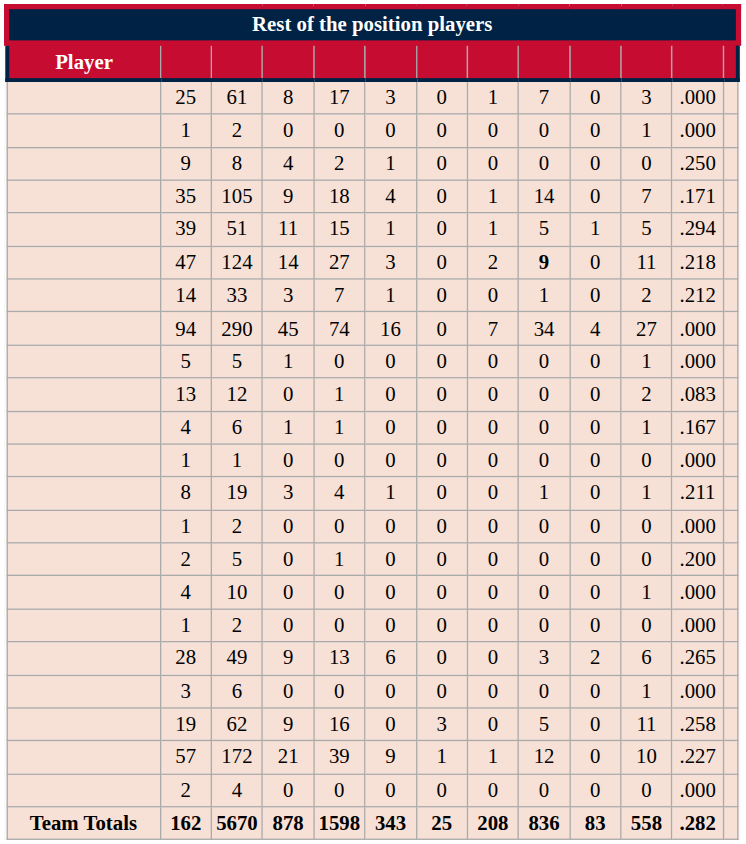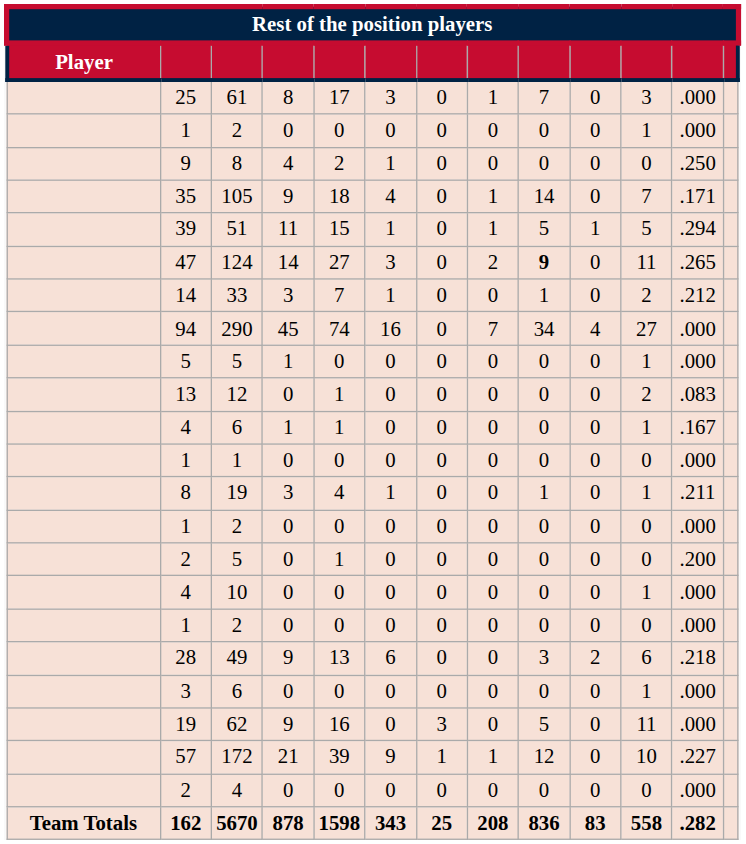(698, 262) .218 -> (698, 262) .265
(698, 658) .265 -> (698, 658) .218
(698, 724) .258 -> (698, 724) .000
